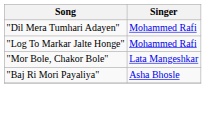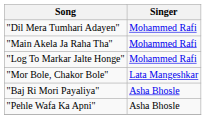+ row: (60, 43)
+ row: (51, 106)
